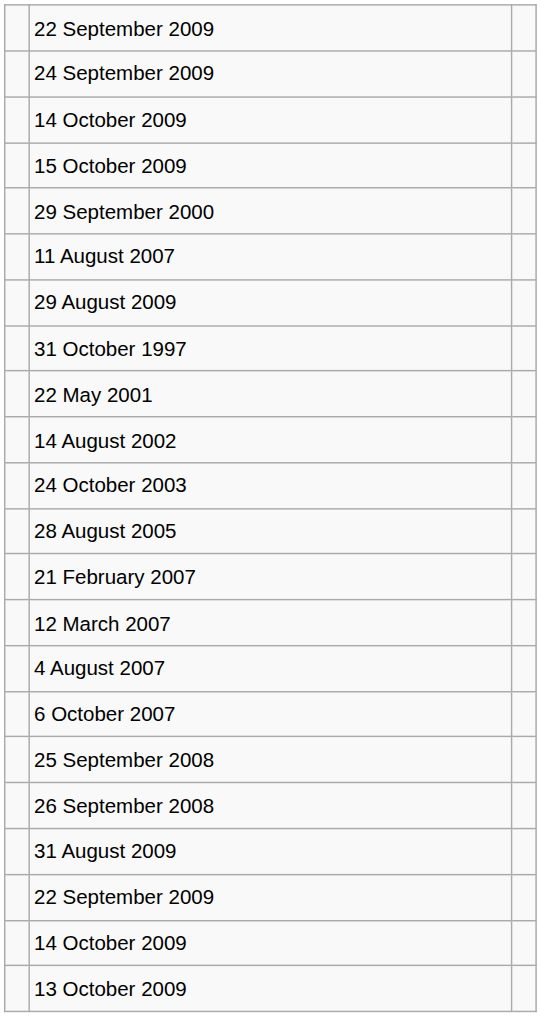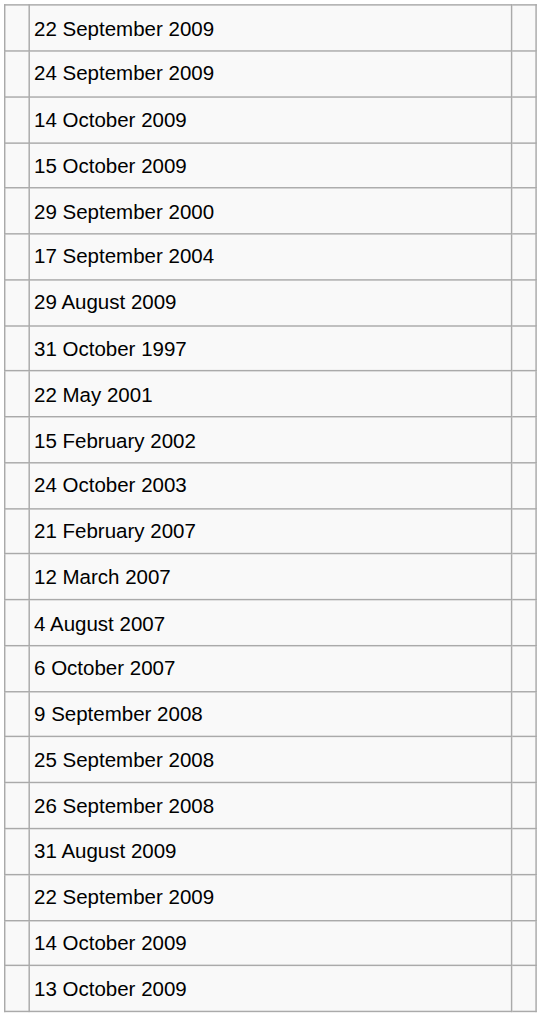+ row: (17, 257)
- row: (17, 257)
+ row: (17, 440)
- row: (17, 440)
- row: (17, 531)
+ row: (17, 714)
